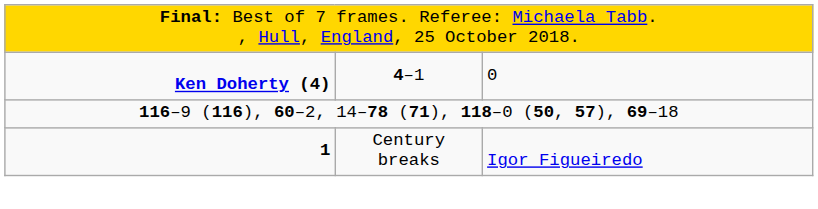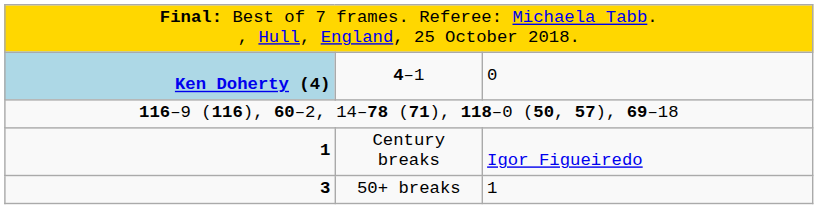(253, 86) no background -> (253, 86) lightblue background
+ row: (409, 189)
